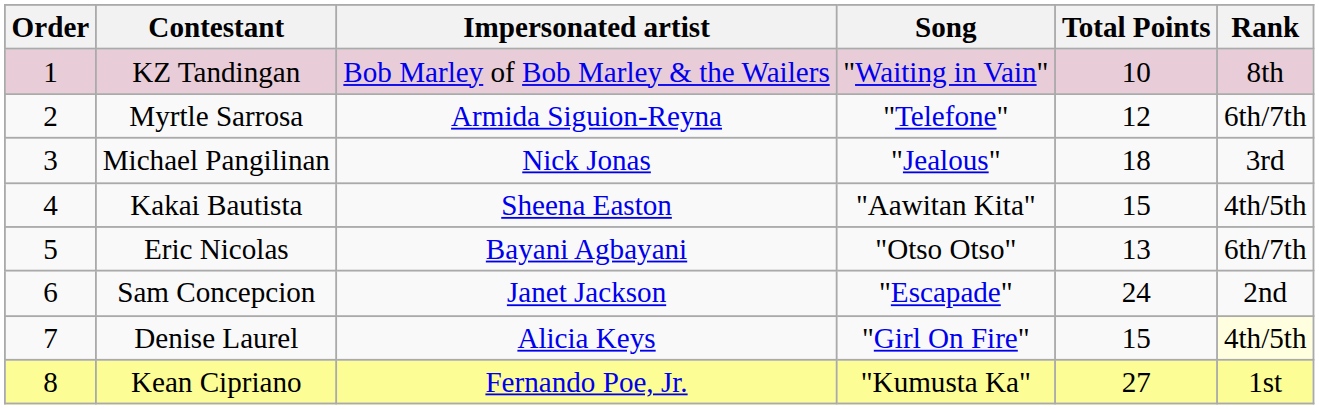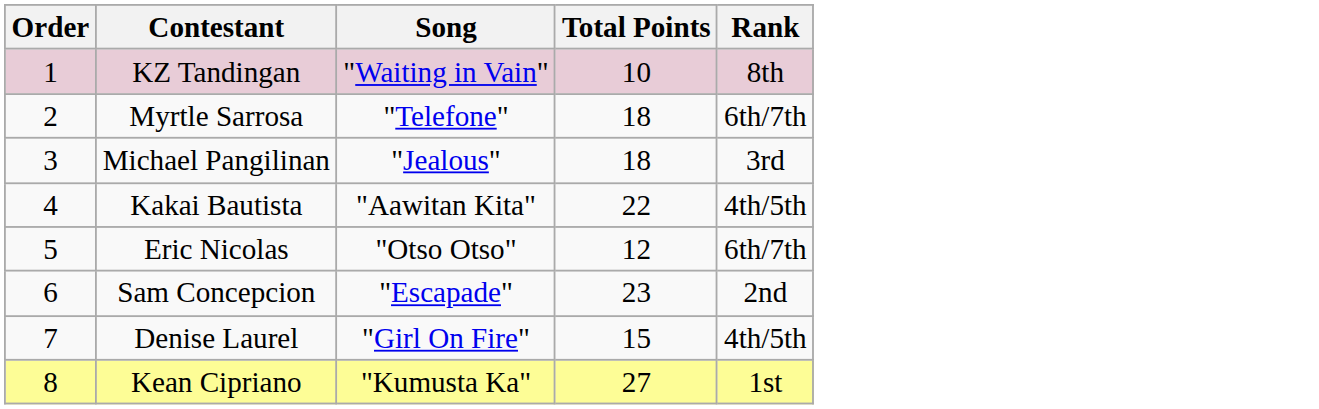- column: (587, 27)
(1136, 116) 12 -> (636, 116) 18
(1136, 205) 15 -> (636, 205) 22
(1136, 249) 13 -> (636, 249) 12
(1136, 293) 24 -> (636, 293) 23
(1265, 338) lightyellow background -> (765, 338) no background
